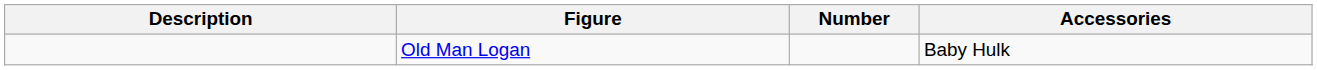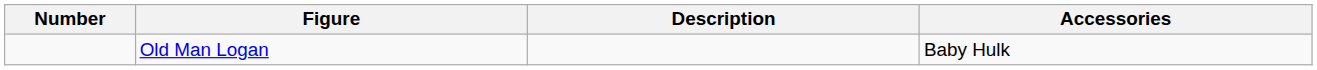columns swapped: (854, 19) <-> (201, 19)
